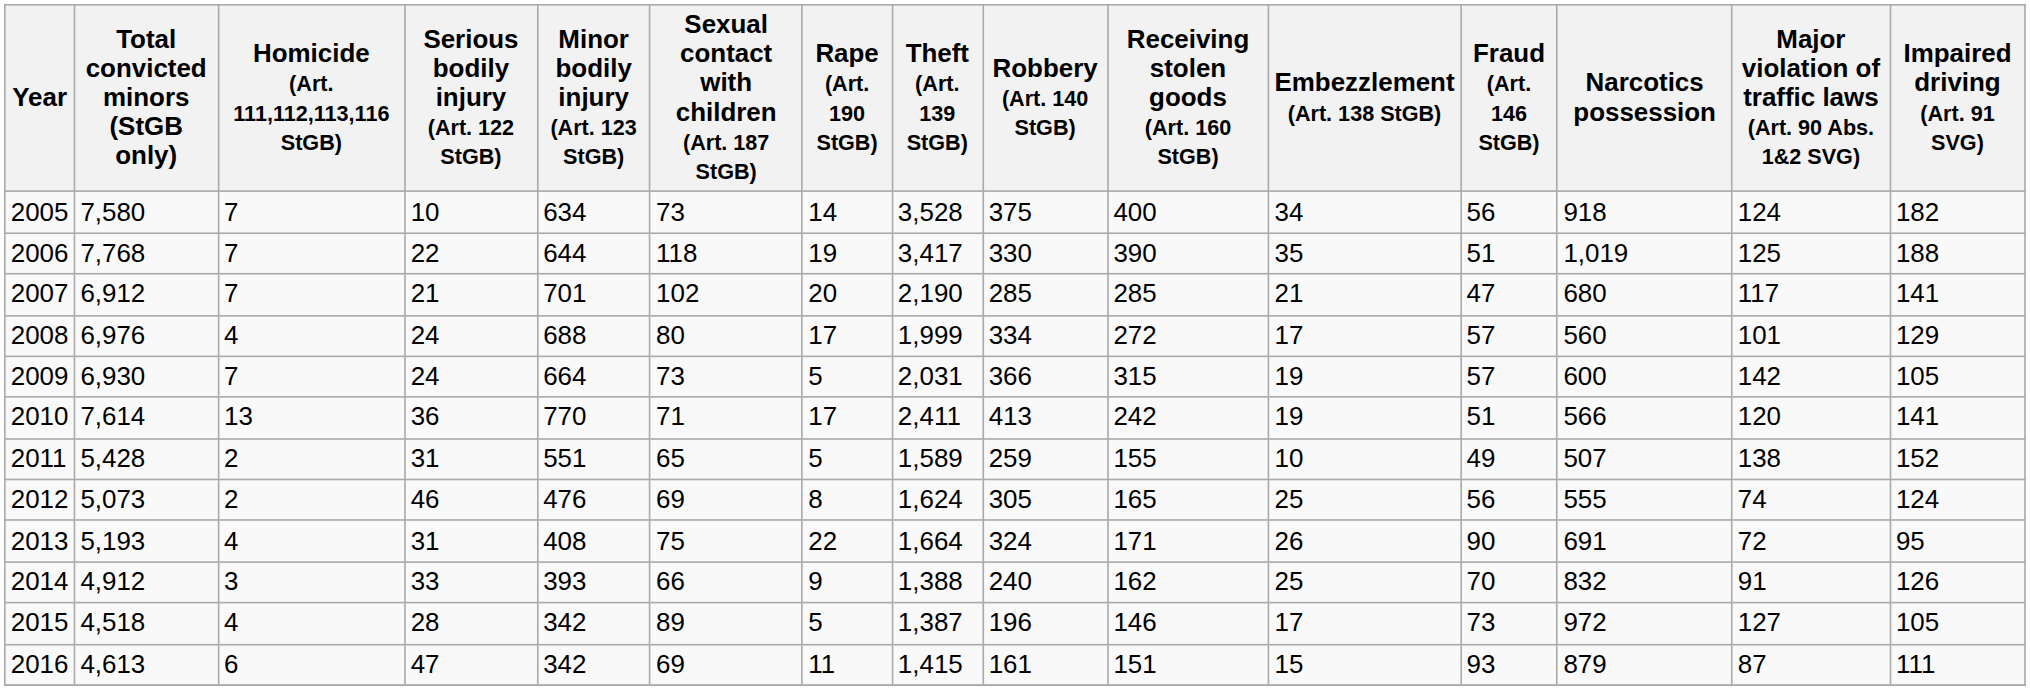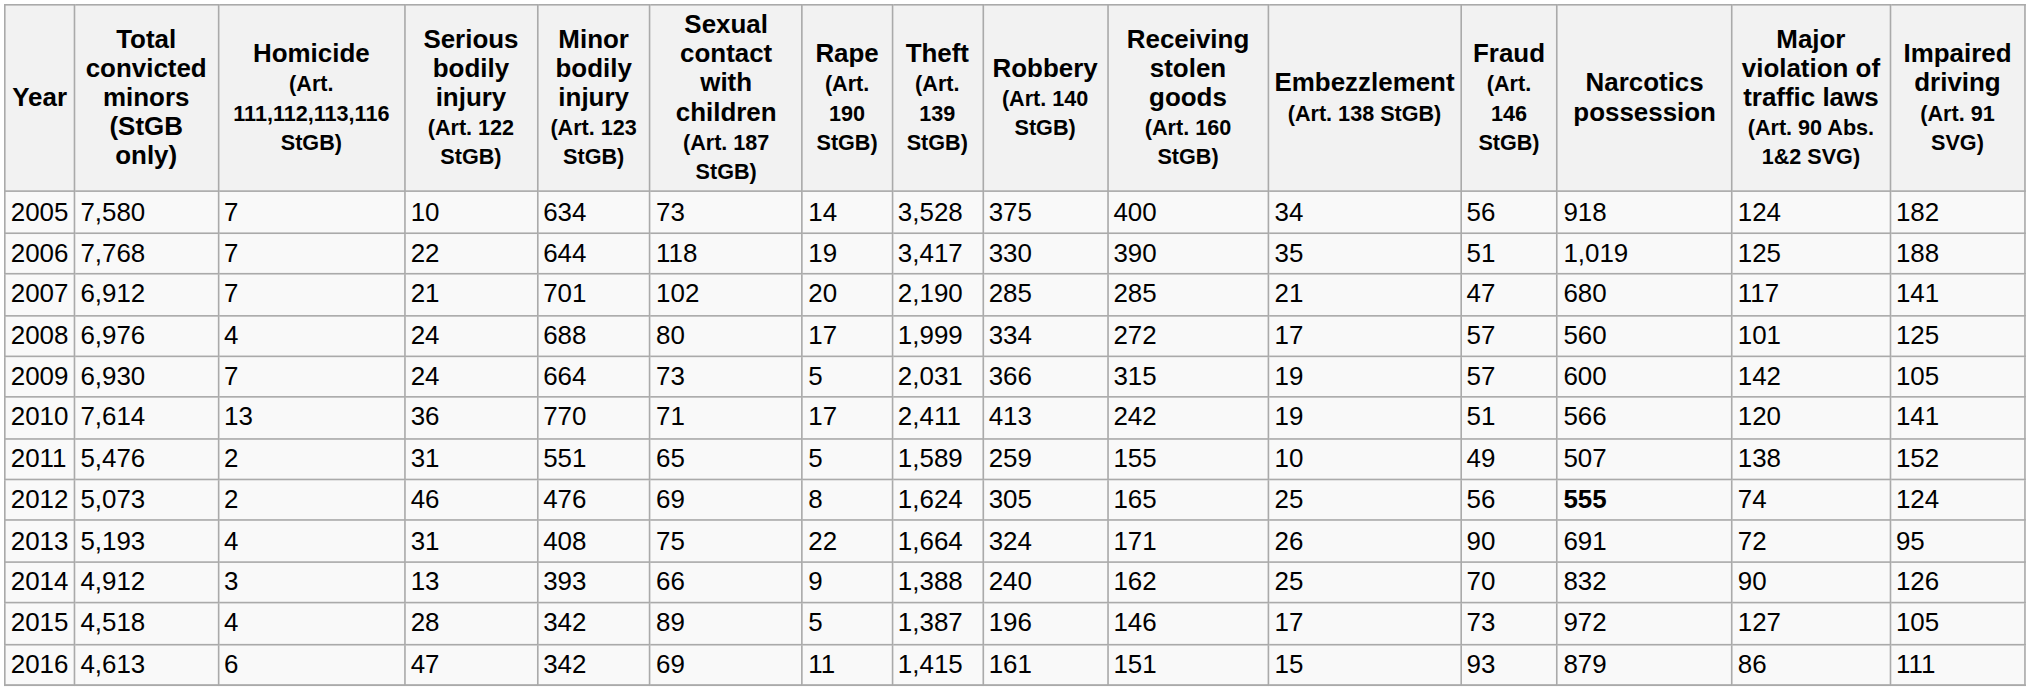(1918, 335) 129 -> (1918, 335) 125
(113, 458) 5,428 -> (113, 458) 5,476
(1585, 499) normal -> (1585, 499) bold
(425, 581) 33 -> (425, 581) 13
(1752, 581) 91 -> (1752, 581) 90
(1752, 664) 87 -> (1752, 664) 86
